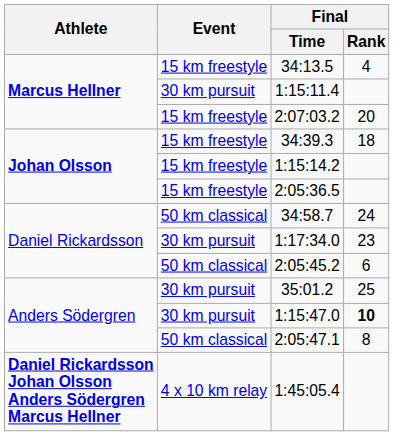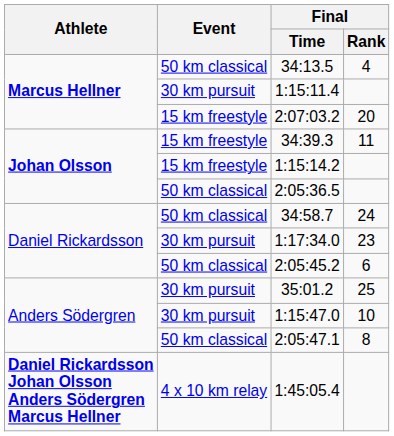(214, 66) 15 km freestyle -> (214, 66) 50 km classical
(366, 141) 18 -> (366, 141) 11
(214, 191) 15 km freestyle -> (214, 191) 50 km classical
(366, 315) bold -> (366, 315) normal
